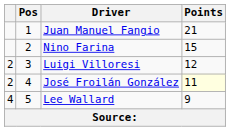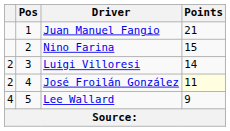(191, 65) 12 -> (191, 65) 14
